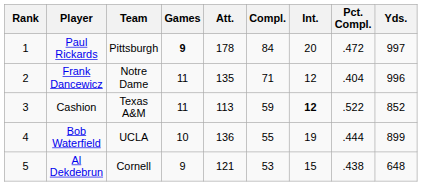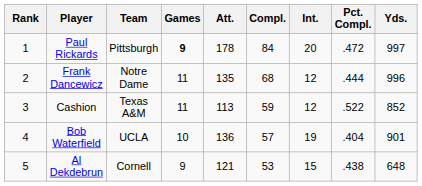(268, 78) 71 -> (268, 78) 68
(353, 78) .404 -> (353, 78) .444
(310, 107) bold -> (310, 107) normal
(268, 137) 55 -> (268, 137) 57
(353, 137) .444 -> (353, 137) .404
(396, 137) 899 -> (396, 137) 901
